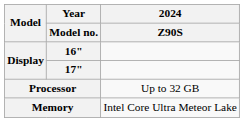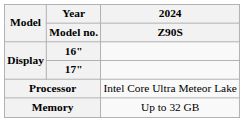(170, 88) Up to 32 GB -> (170, 88) Intel Core Ultra Meteor Lake
(170, 107) Intel Core Ultra Meteor Lake -> (170, 107) Up to 32 GB
